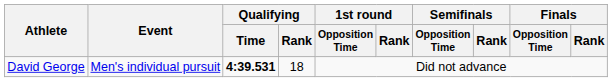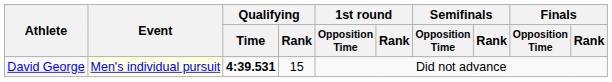(155, 67) no background -> (155, 67) lightyellow background
(297, 67) 18 -> (297, 67) 15
